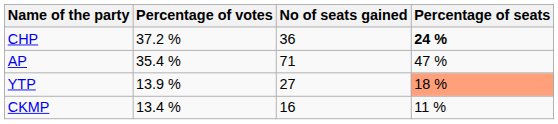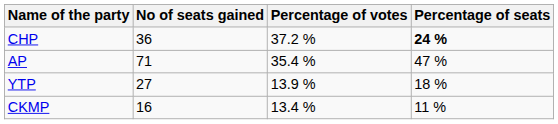columns swapped: (204, 15) <-> (344, 15)
(431, 84) lightsalmon background -> (431, 84) no background
